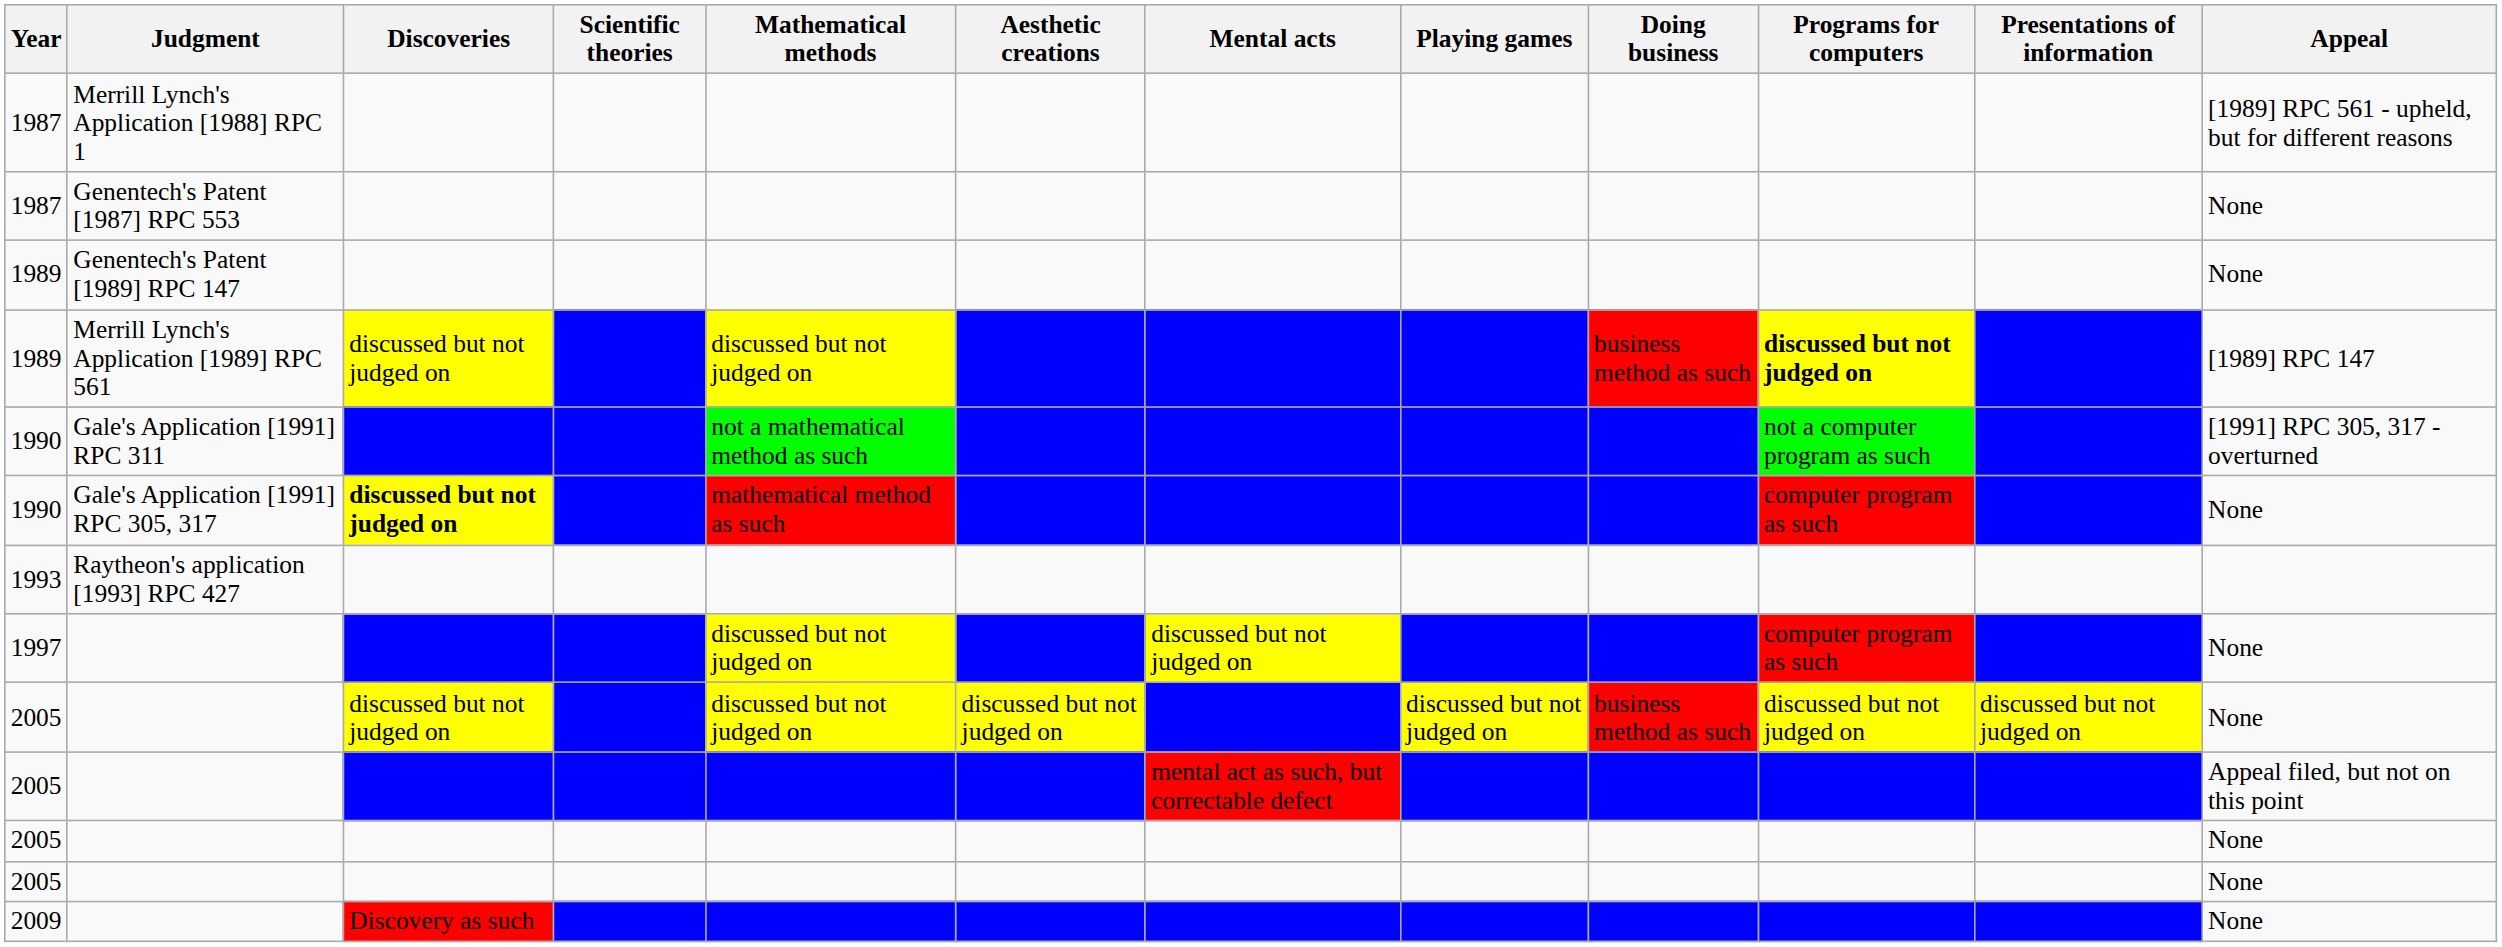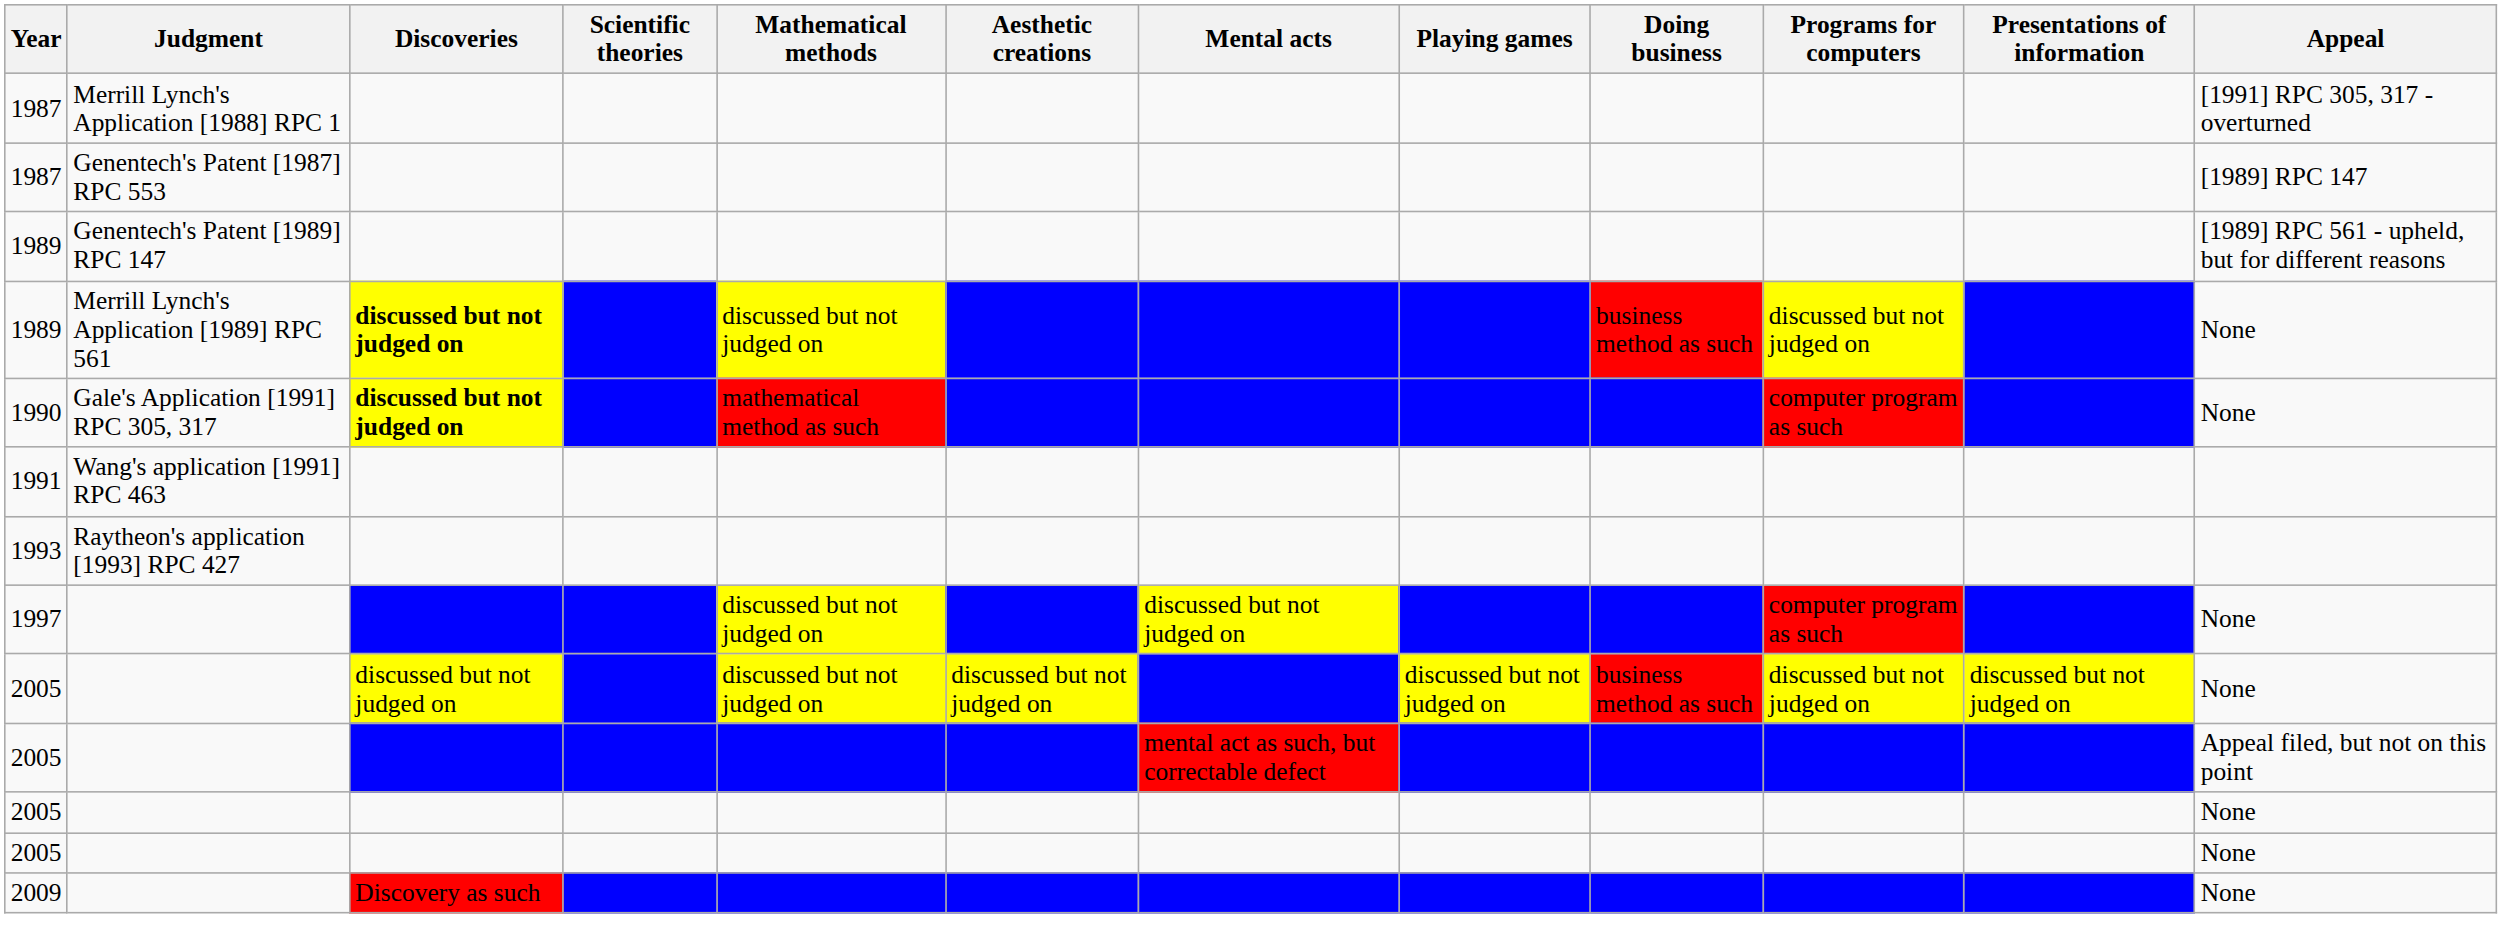(2340, 122) [1989] RPC 561 - upheld, but for different reasons -> (2317, 107) [1991] RPC 305, 317 - overturned
(2236, 205) None -> (2284, 176) [1989] RPC 147
(2236, 274) None -> (2332, 245) [1989] RPC 561 - upheld, but for different reasons
(437, 357) normal -> (449, 329) bold
(1857, 357) bold -> (1856, 329) normal
(2291, 357) [1989] RPC 147 -> (2228, 329) None
- row: (36, 441)
+ row: (36, 481)
